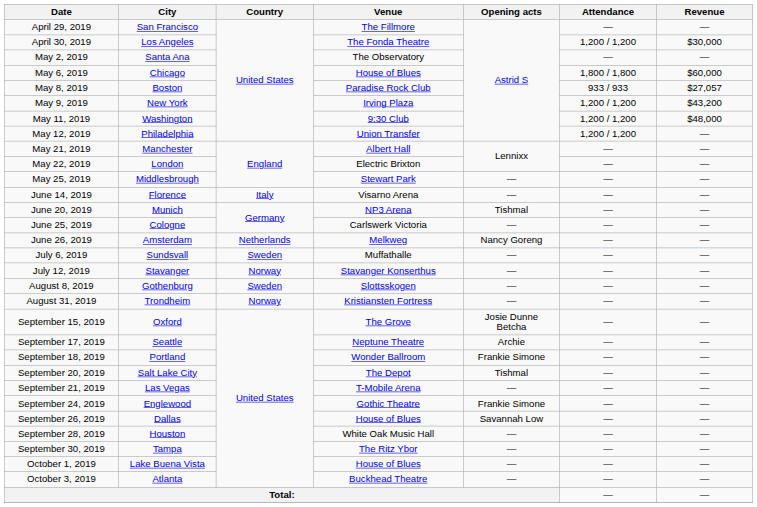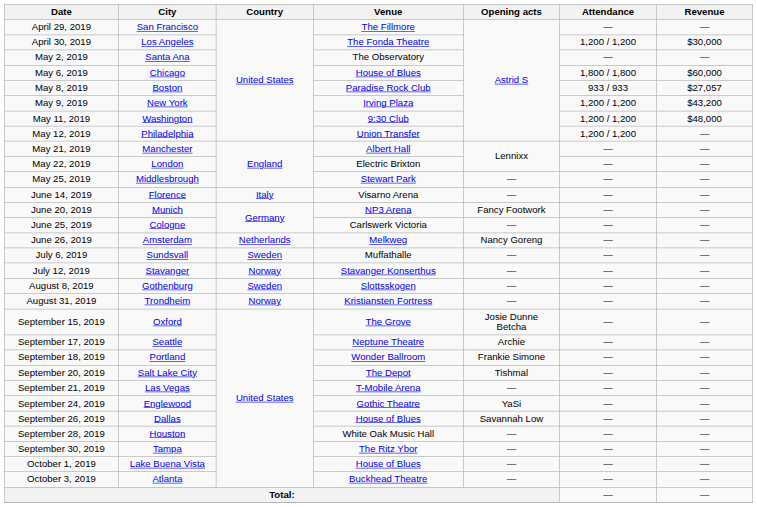(511, 210) Tishmal -> (511, 210) Fancy Footwork
(511, 403) Frankie Simone -> (511, 403) YaSi
